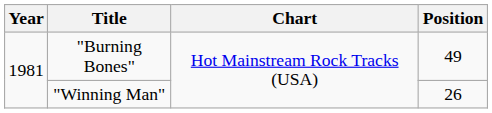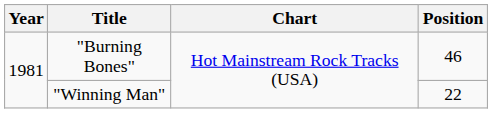(453, 56) 49 -> (453, 56) 46
(453, 94) 26 -> (453, 94) 22
